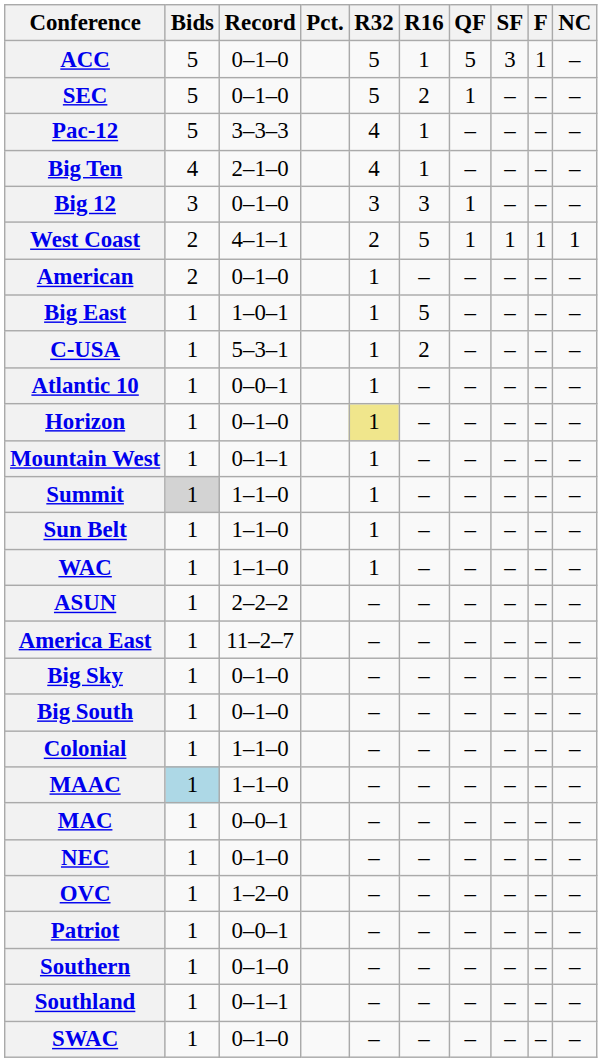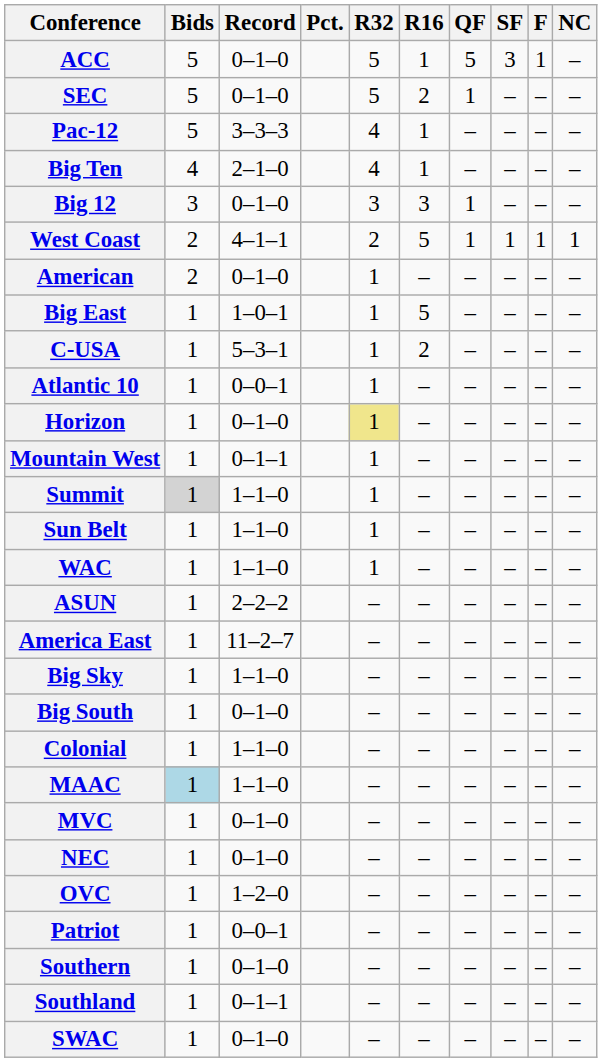(260, 675) 0–1–0 -> (260, 675) 1–1–0
- row: (85, 820)
+ row: (85, 820)
